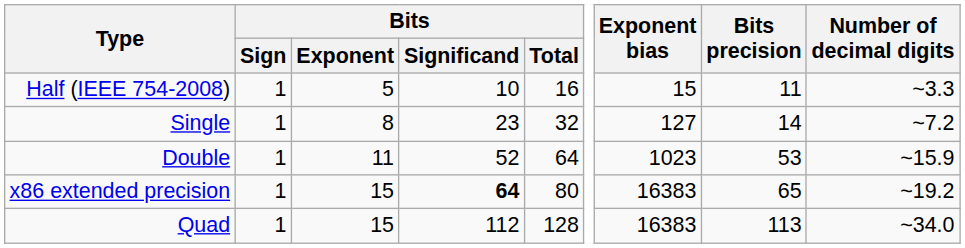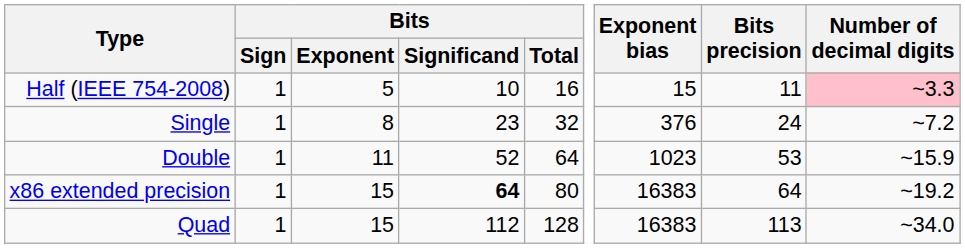(933, 89) no background -> (933, 89) pink background
(679, 123) 127 -> (679, 123) 376
(790, 123) 14 -> (790, 123) 24
(790, 191) 65 -> (790, 191) 64
